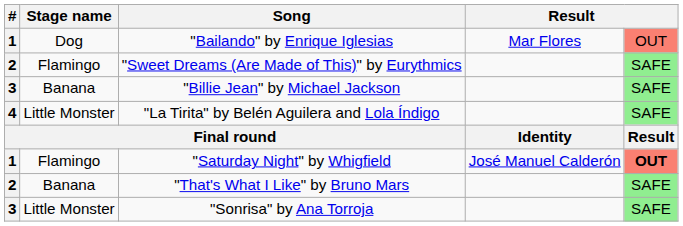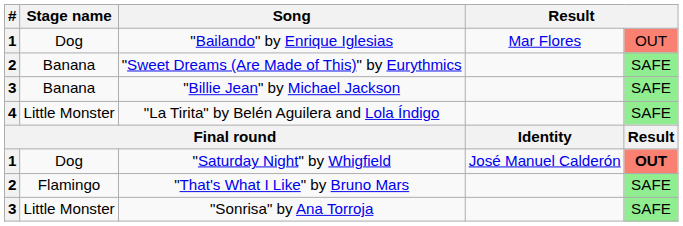(69, 64) Flamingo -> (69, 64) Banana
(69, 161) Flamingo -> (69, 161) Dog
(69, 185) Banana -> (69, 185) Flamingo
